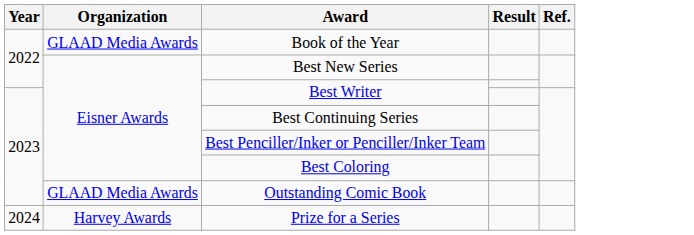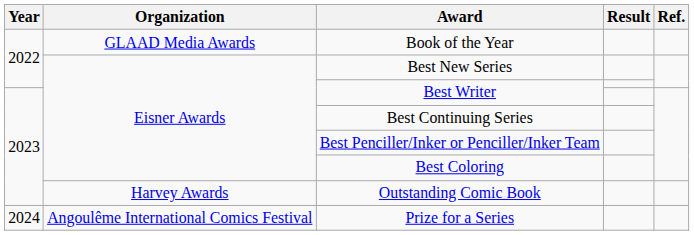(123, 192) GLAAD Media Awards -> (180, 192) Harvey Awards
(123, 218) Harvey Awards -> (180, 218) Angoulême International Comics Festival
